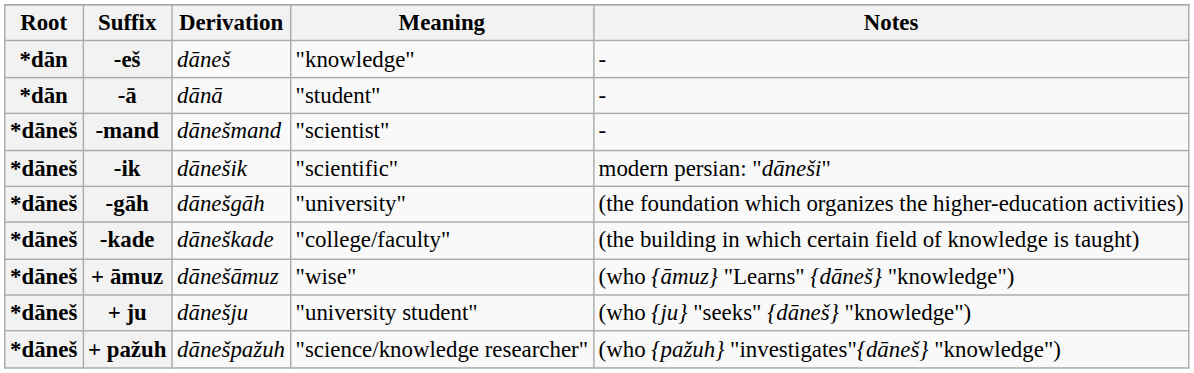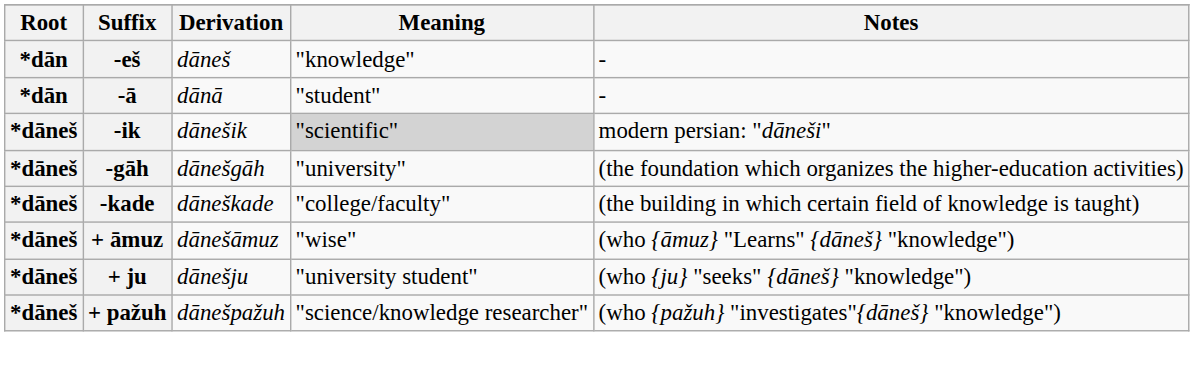- row: (127, 131)
(347, 167) no background -> (347, 131) lightgrey background
